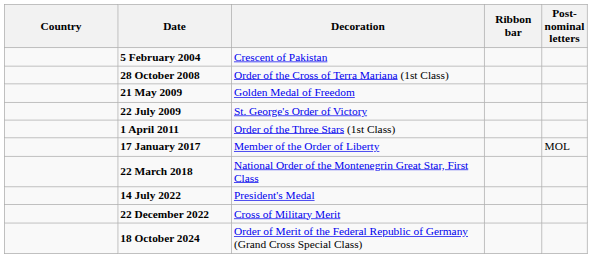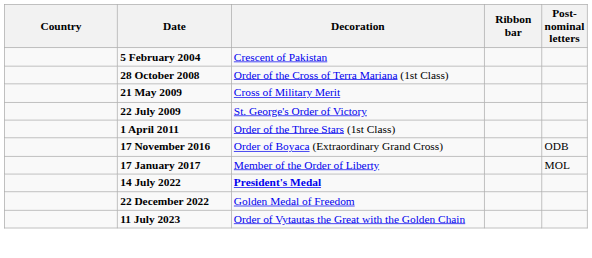(294, 93) Golden Medal of Freedom -> (287, 93) Cross of Military Merit
+ row: (165, 147)
- row: (156, 171)
(274, 195) normal -> (277, 183) bold
(287, 213) Cross of Military Merit -> (294, 201) Golden Medal of Freedom
+ row: (150, 219)
- row: (160, 238)
